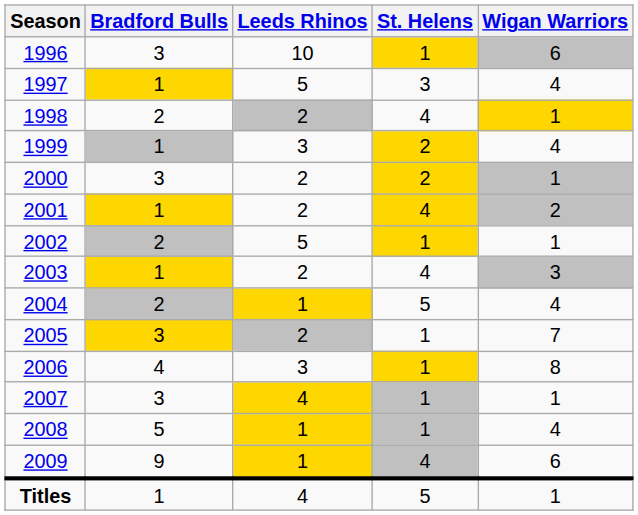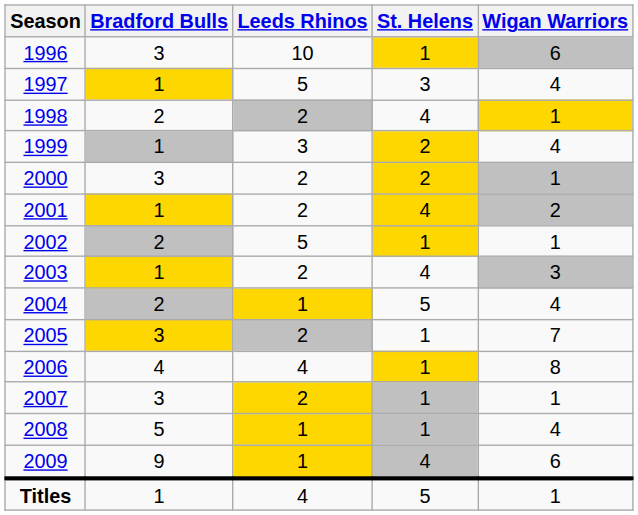(303, 367) 3 -> (303, 367) 4
(303, 398) 4 -> (303, 398) 2
